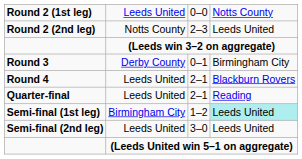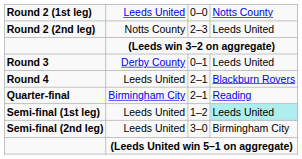(251, 63) Birmingham City -> (243, 63) Leeds United
(154, 96) Leeds United -> (147, 96) Birmingham City
(147, 112) Birmingham City -> (154, 112) Leeds United
(243, 129) Leeds United -> (251, 129) Birmingham City
